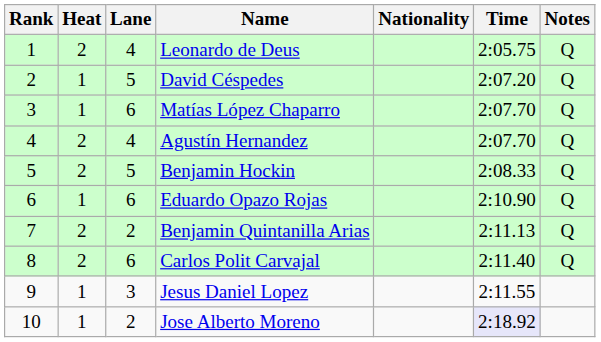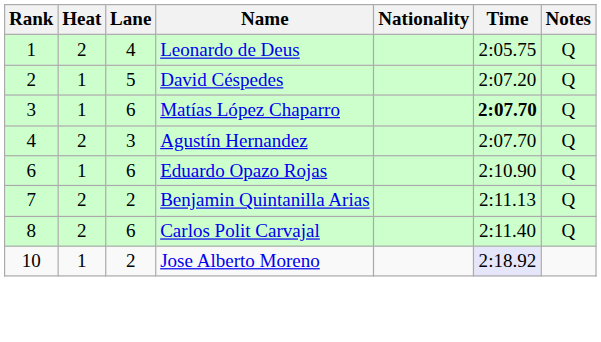(507, 110) normal -> (507, 110) bold
(131, 140) 4 -> (131, 140) 3
- row: (228, 170)
- row: (234, 291)
